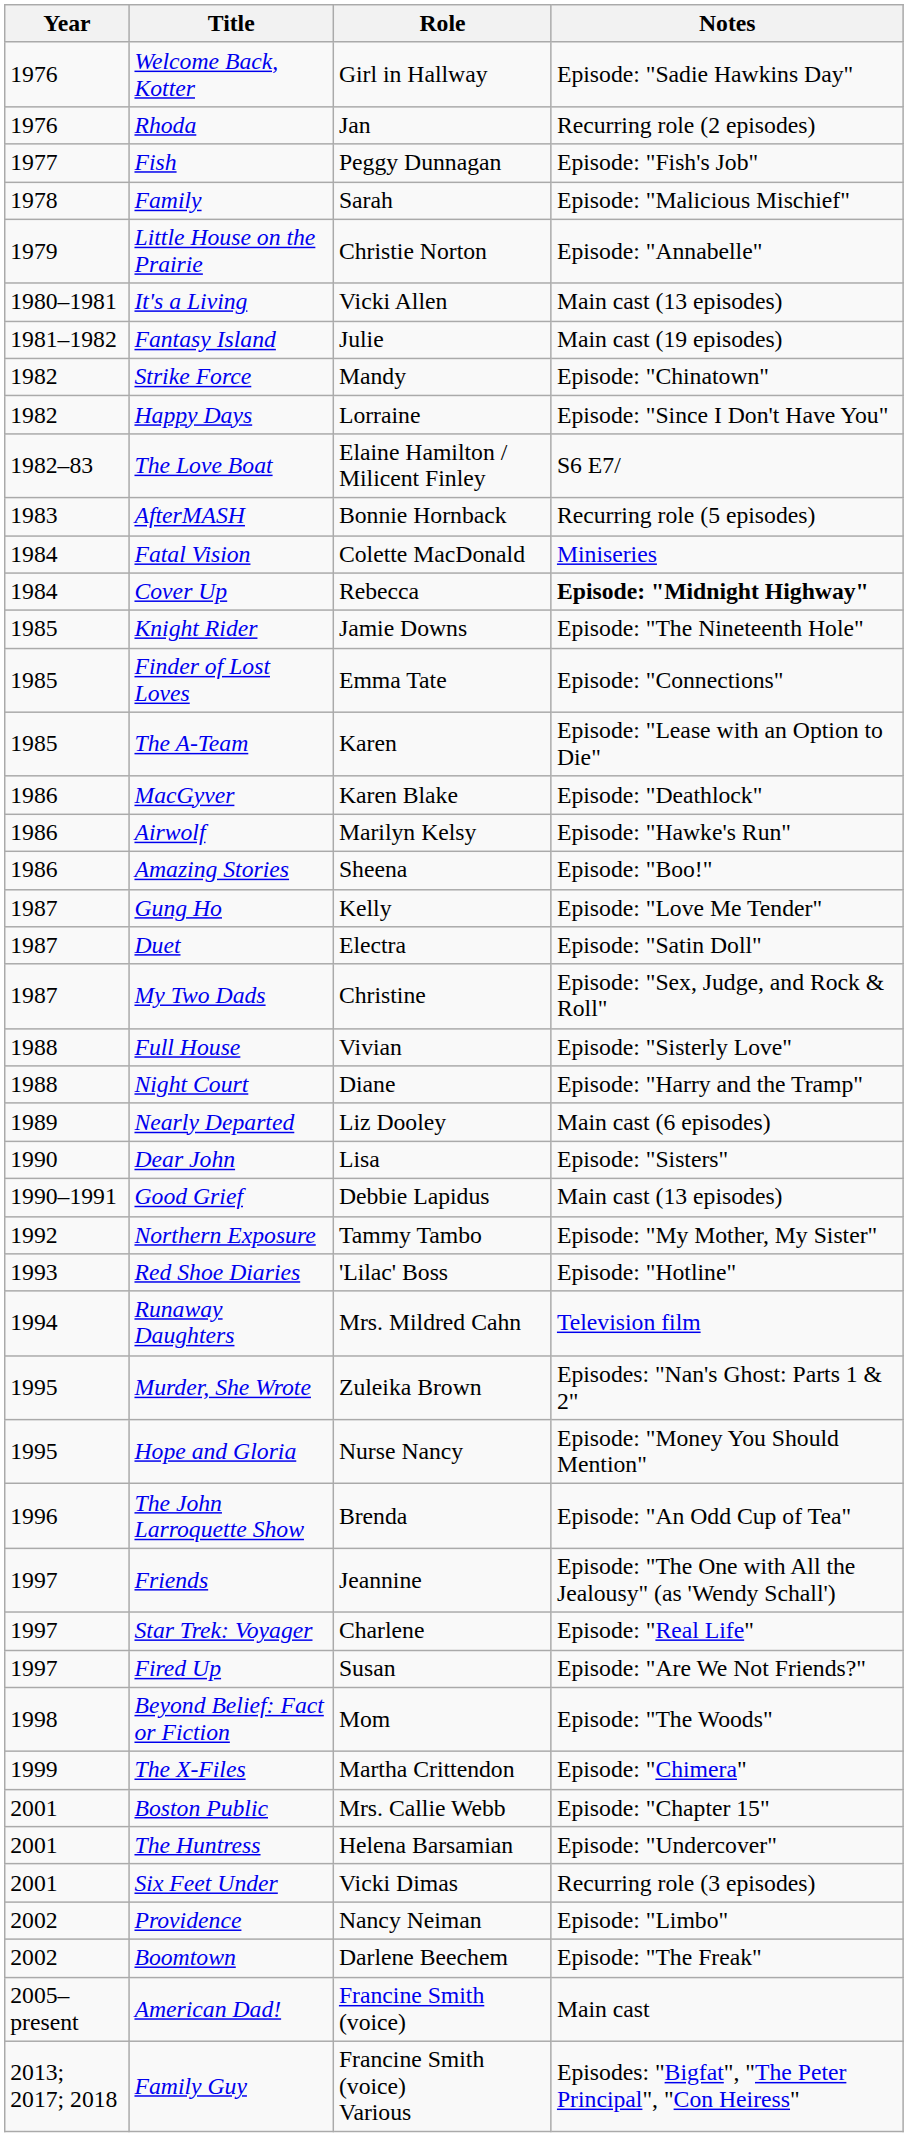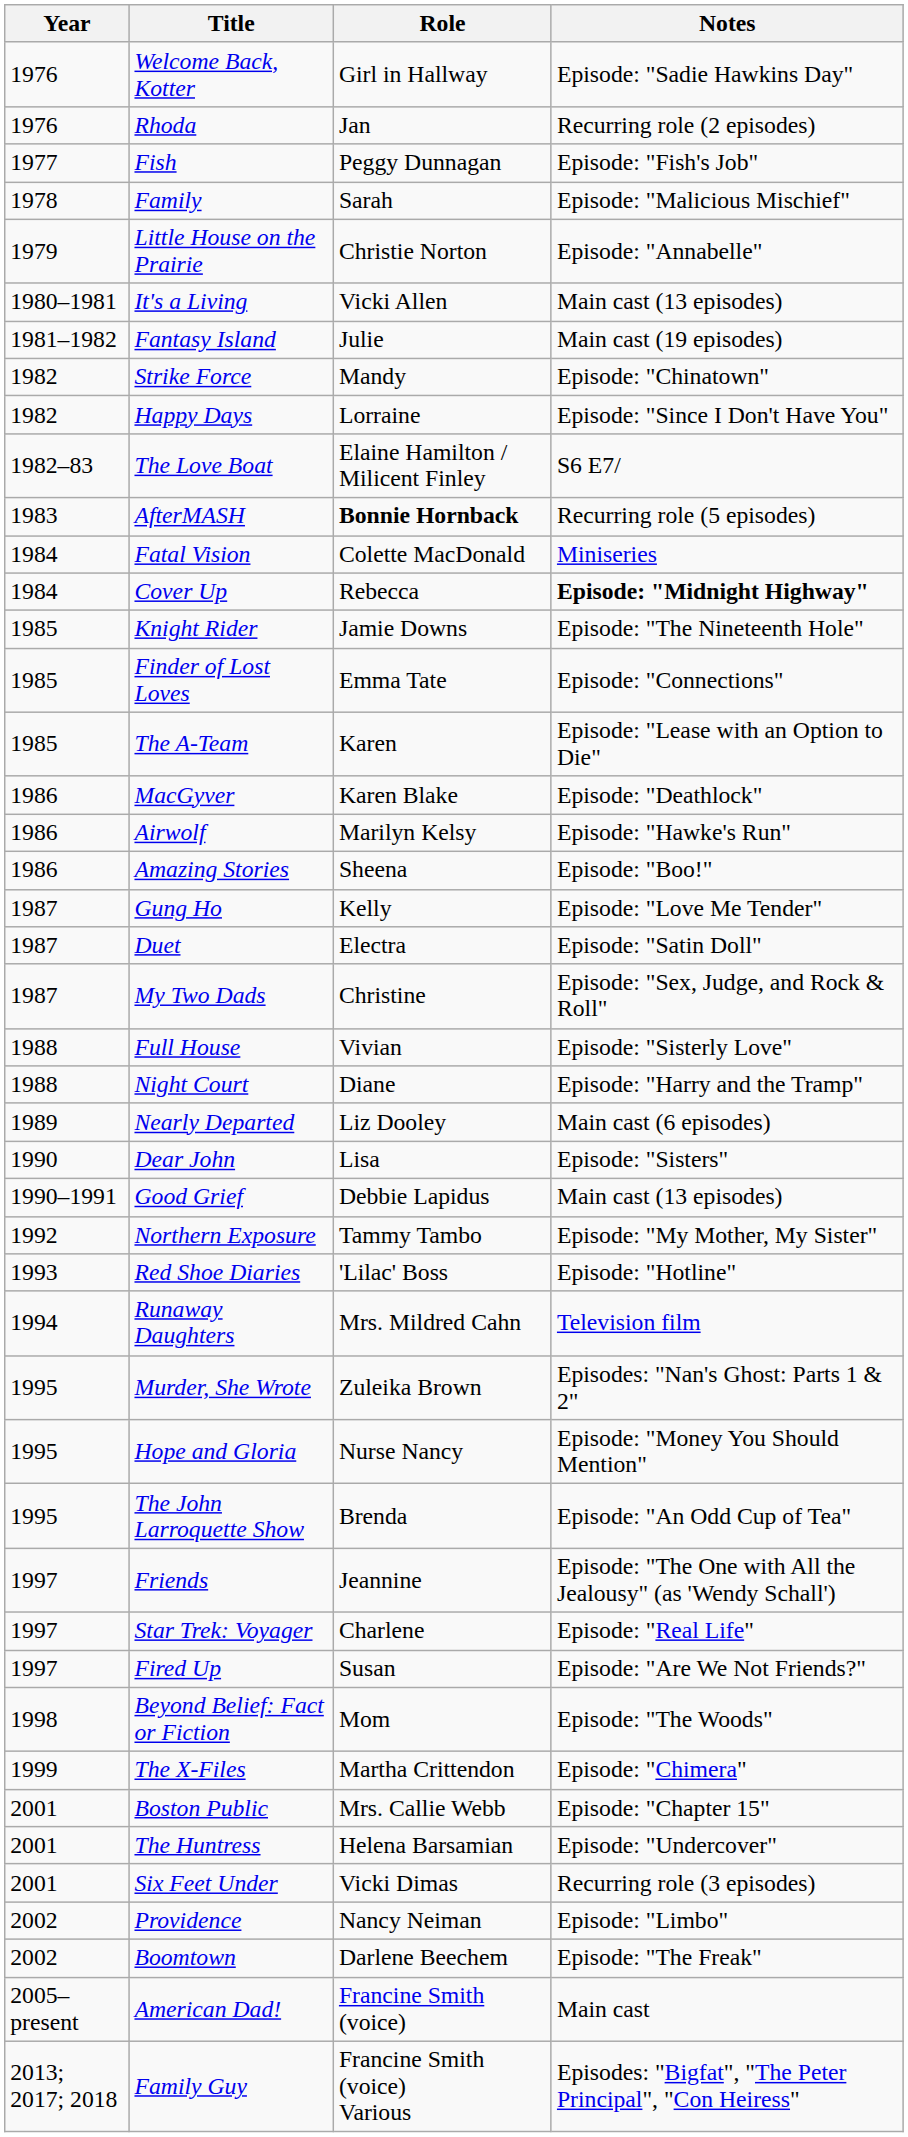(423, 516) normal -> (429, 516) bold
(34, 1515) 1996 -> (34, 1515) 1995
